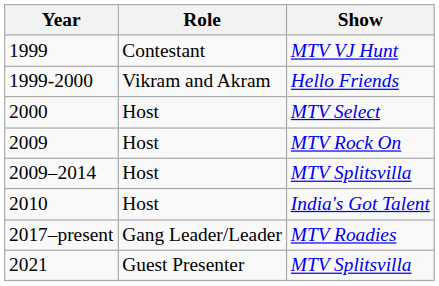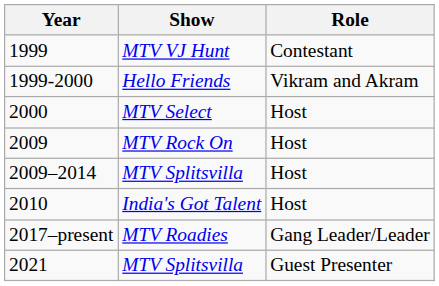columns swapped: (360, 19) <-> (202, 19)
